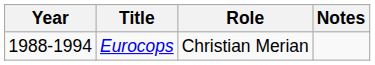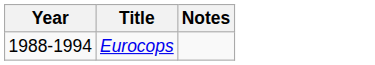- column: (245, 18)
